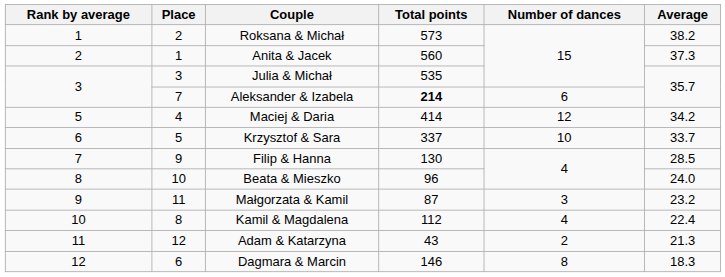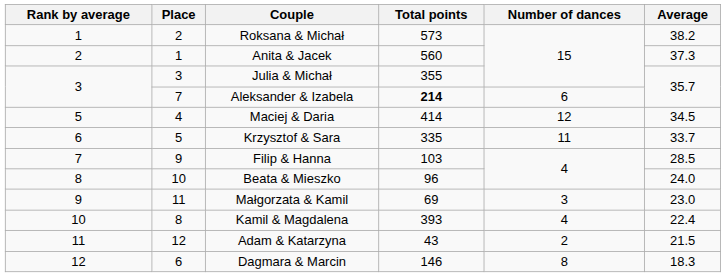(431, 76) 535 -> (431, 76) 355
(683, 117) 34.2 -> (683, 117) 34.5
(431, 138) 337 -> (431, 138) 335
(564, 138) 10 -> (564, 138) 11
(431, 158) 130 -> (431, 158) 103
(431, 199) 87 -> (431, 199) 69
(683, 199) 23.2 -> (683, 199) 23.0
(431, 220) 112 -> (431, 220) 393
(683, 240) 21.3 -> (683, 240) 21.5
